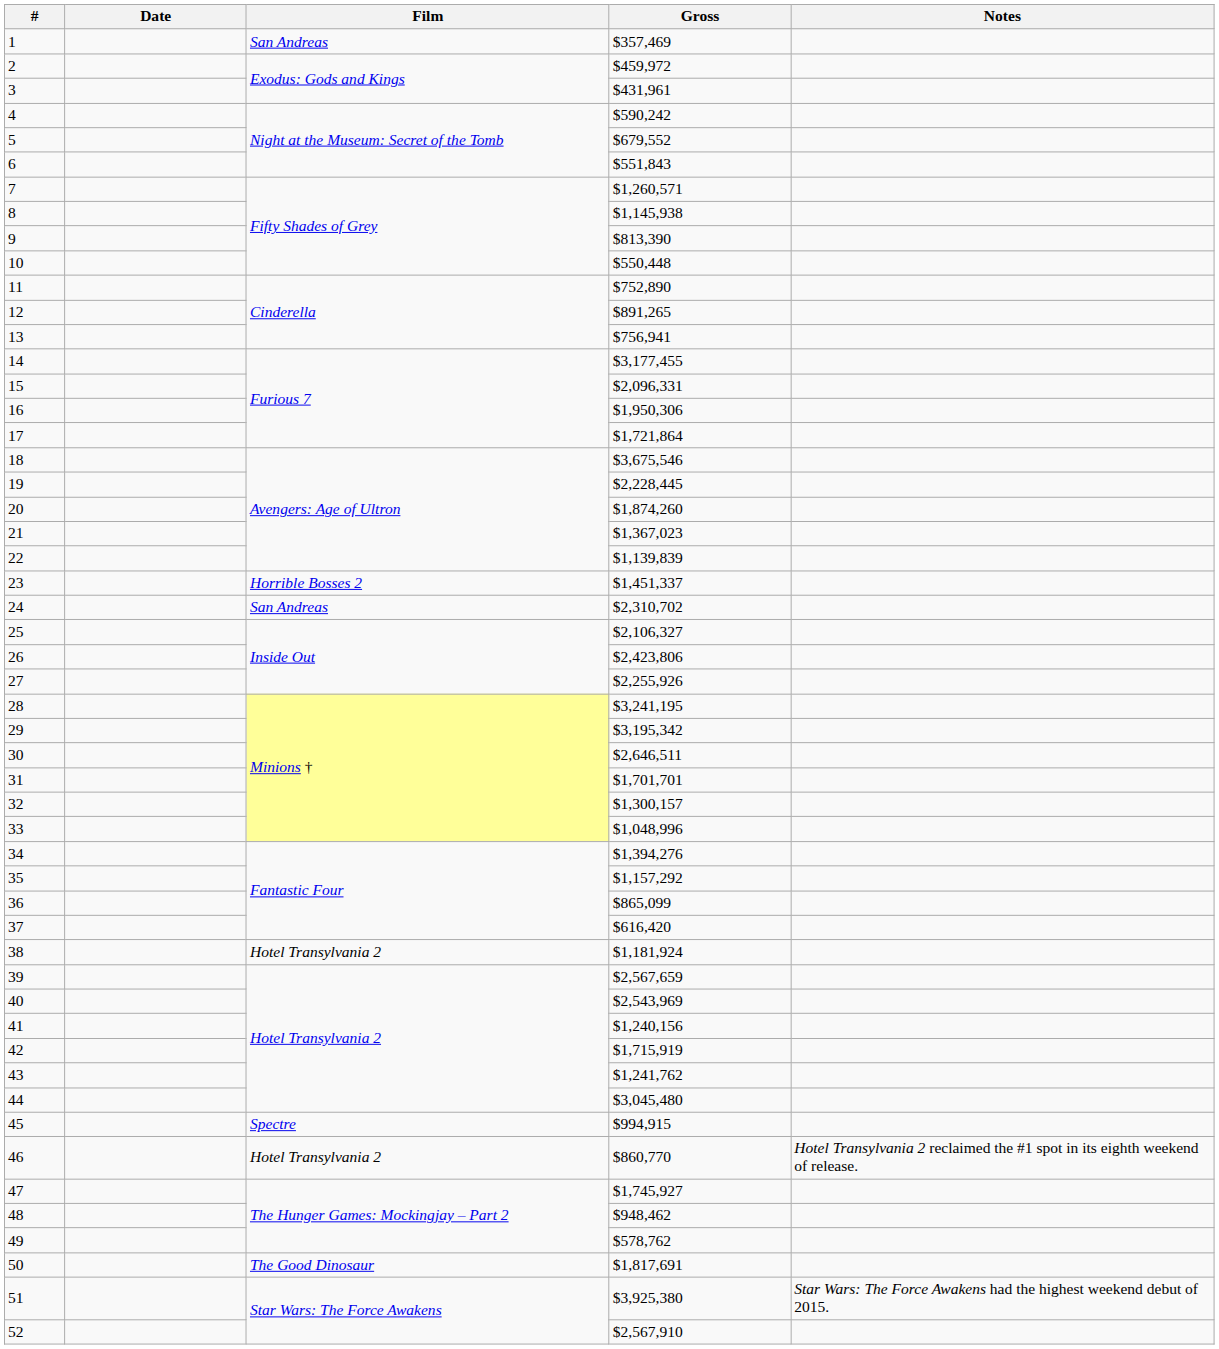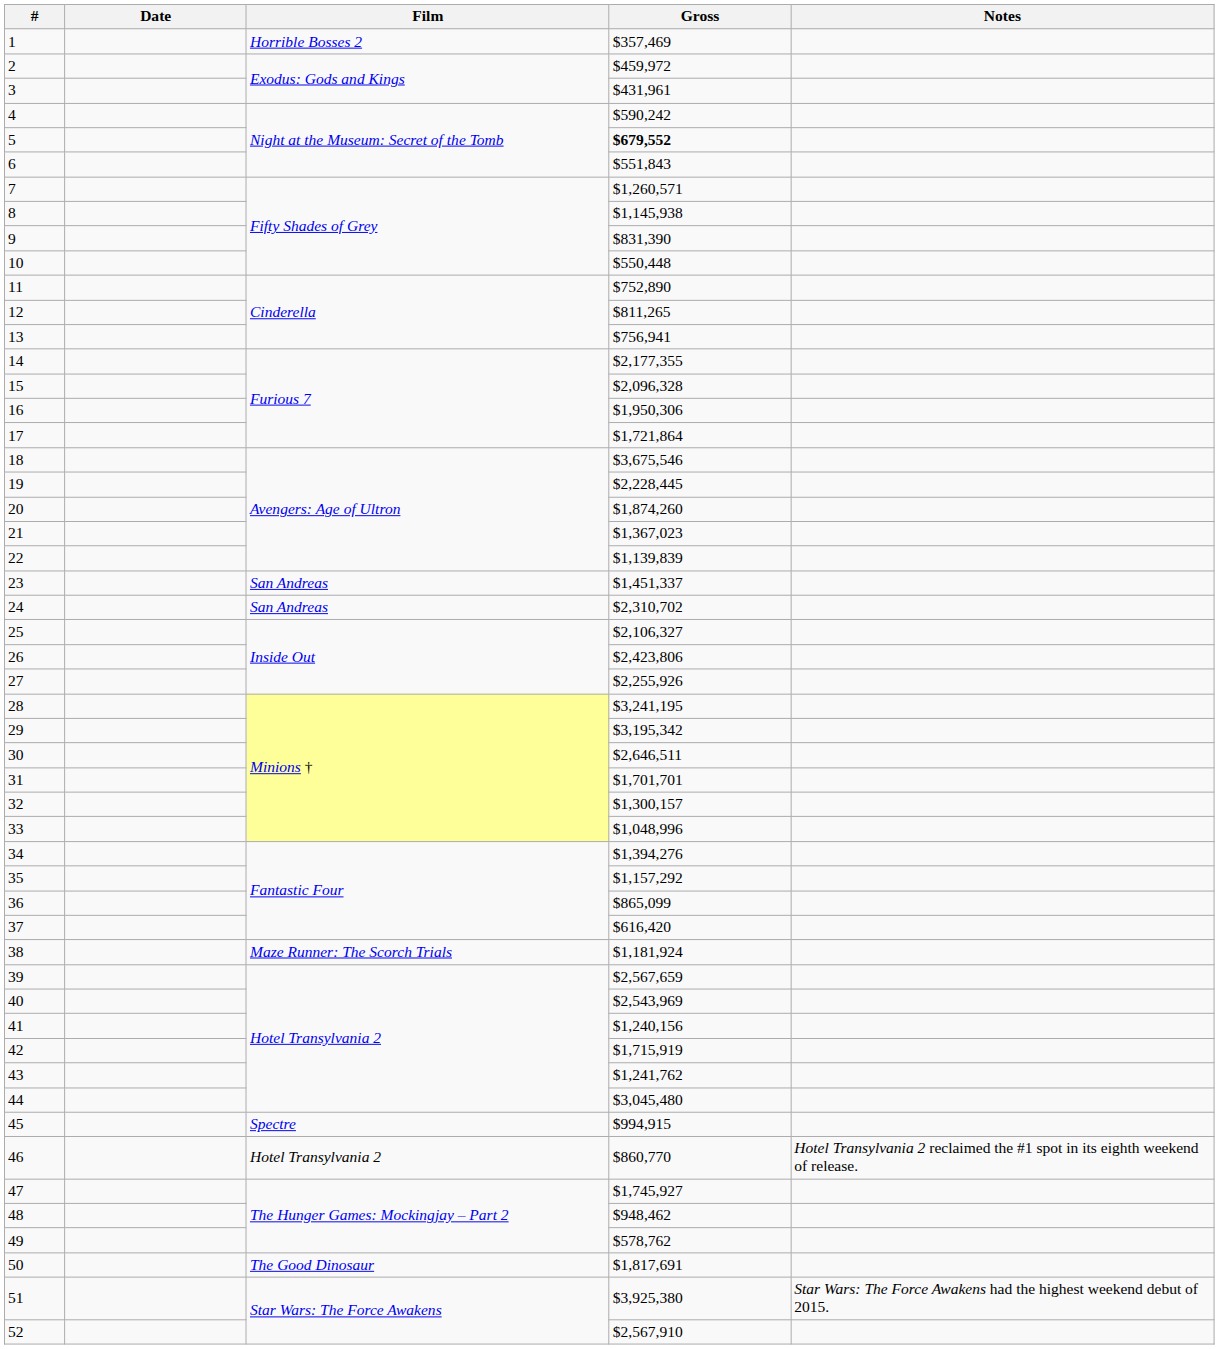(289, 41) San Andreas -> (306, 41) Horrible Bosses 2
(642, 139) normal -> (642, 139) bold
(642, 238) $813,390 -> (642, 238) $831,390
(642, 312) $891,265 -> (642, 312) $811,265
(648, 361) $3,177,455 -> (648, 361) $2,177,355
(648, 386) $2,096,331 -> (648, 386) $2,096,328
(306, 582) Horrible Bosses 2 -> (289, 582) San Andreas
(315, 952) Hotel Transylvania 2 -> (351, 952) Maze Runner: The Scorch Trials
